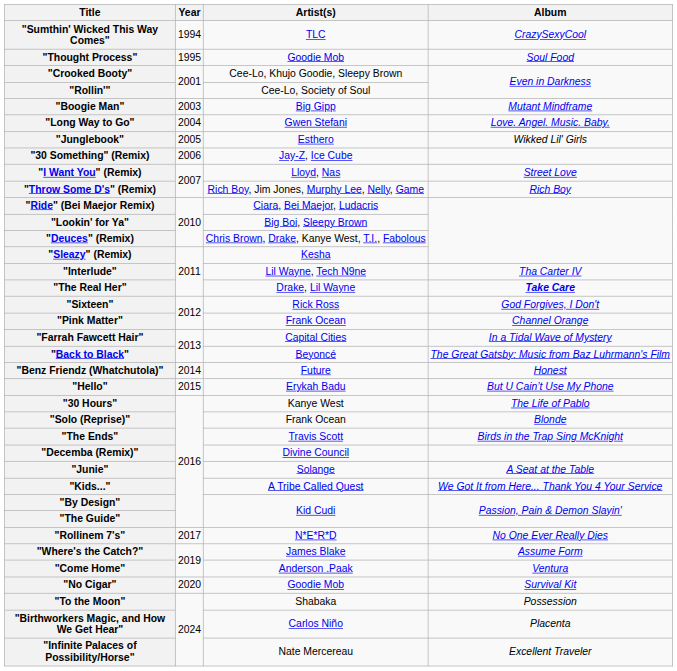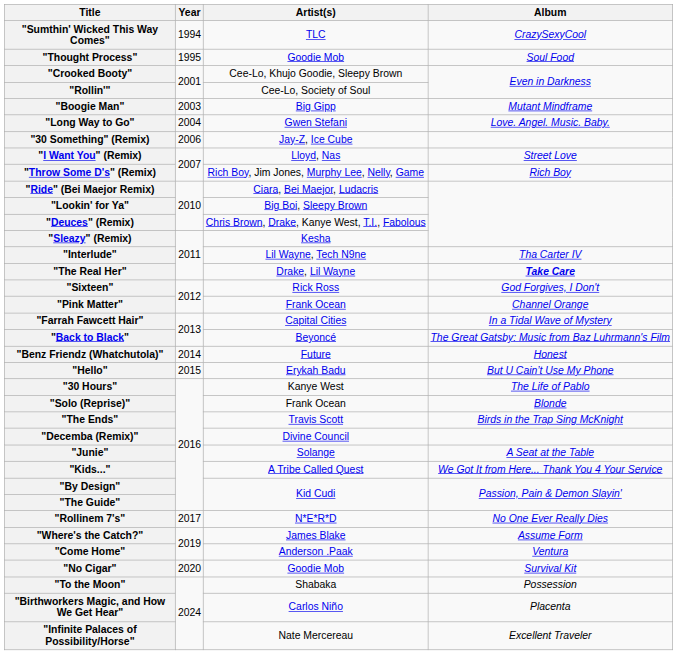- row: (90, 139)
